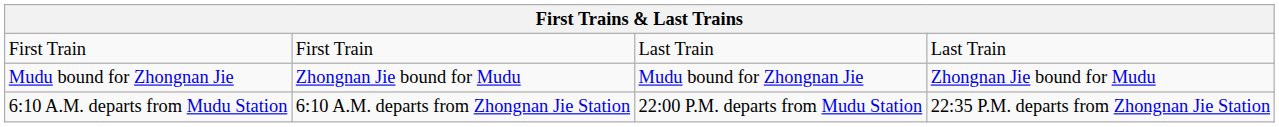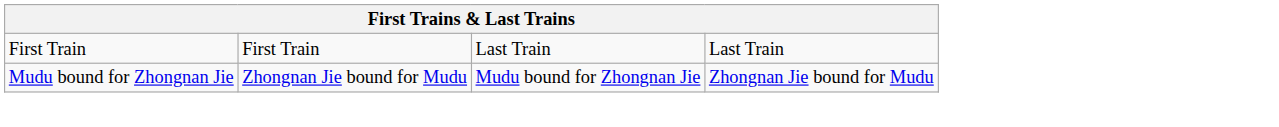- row: (148, 106)
